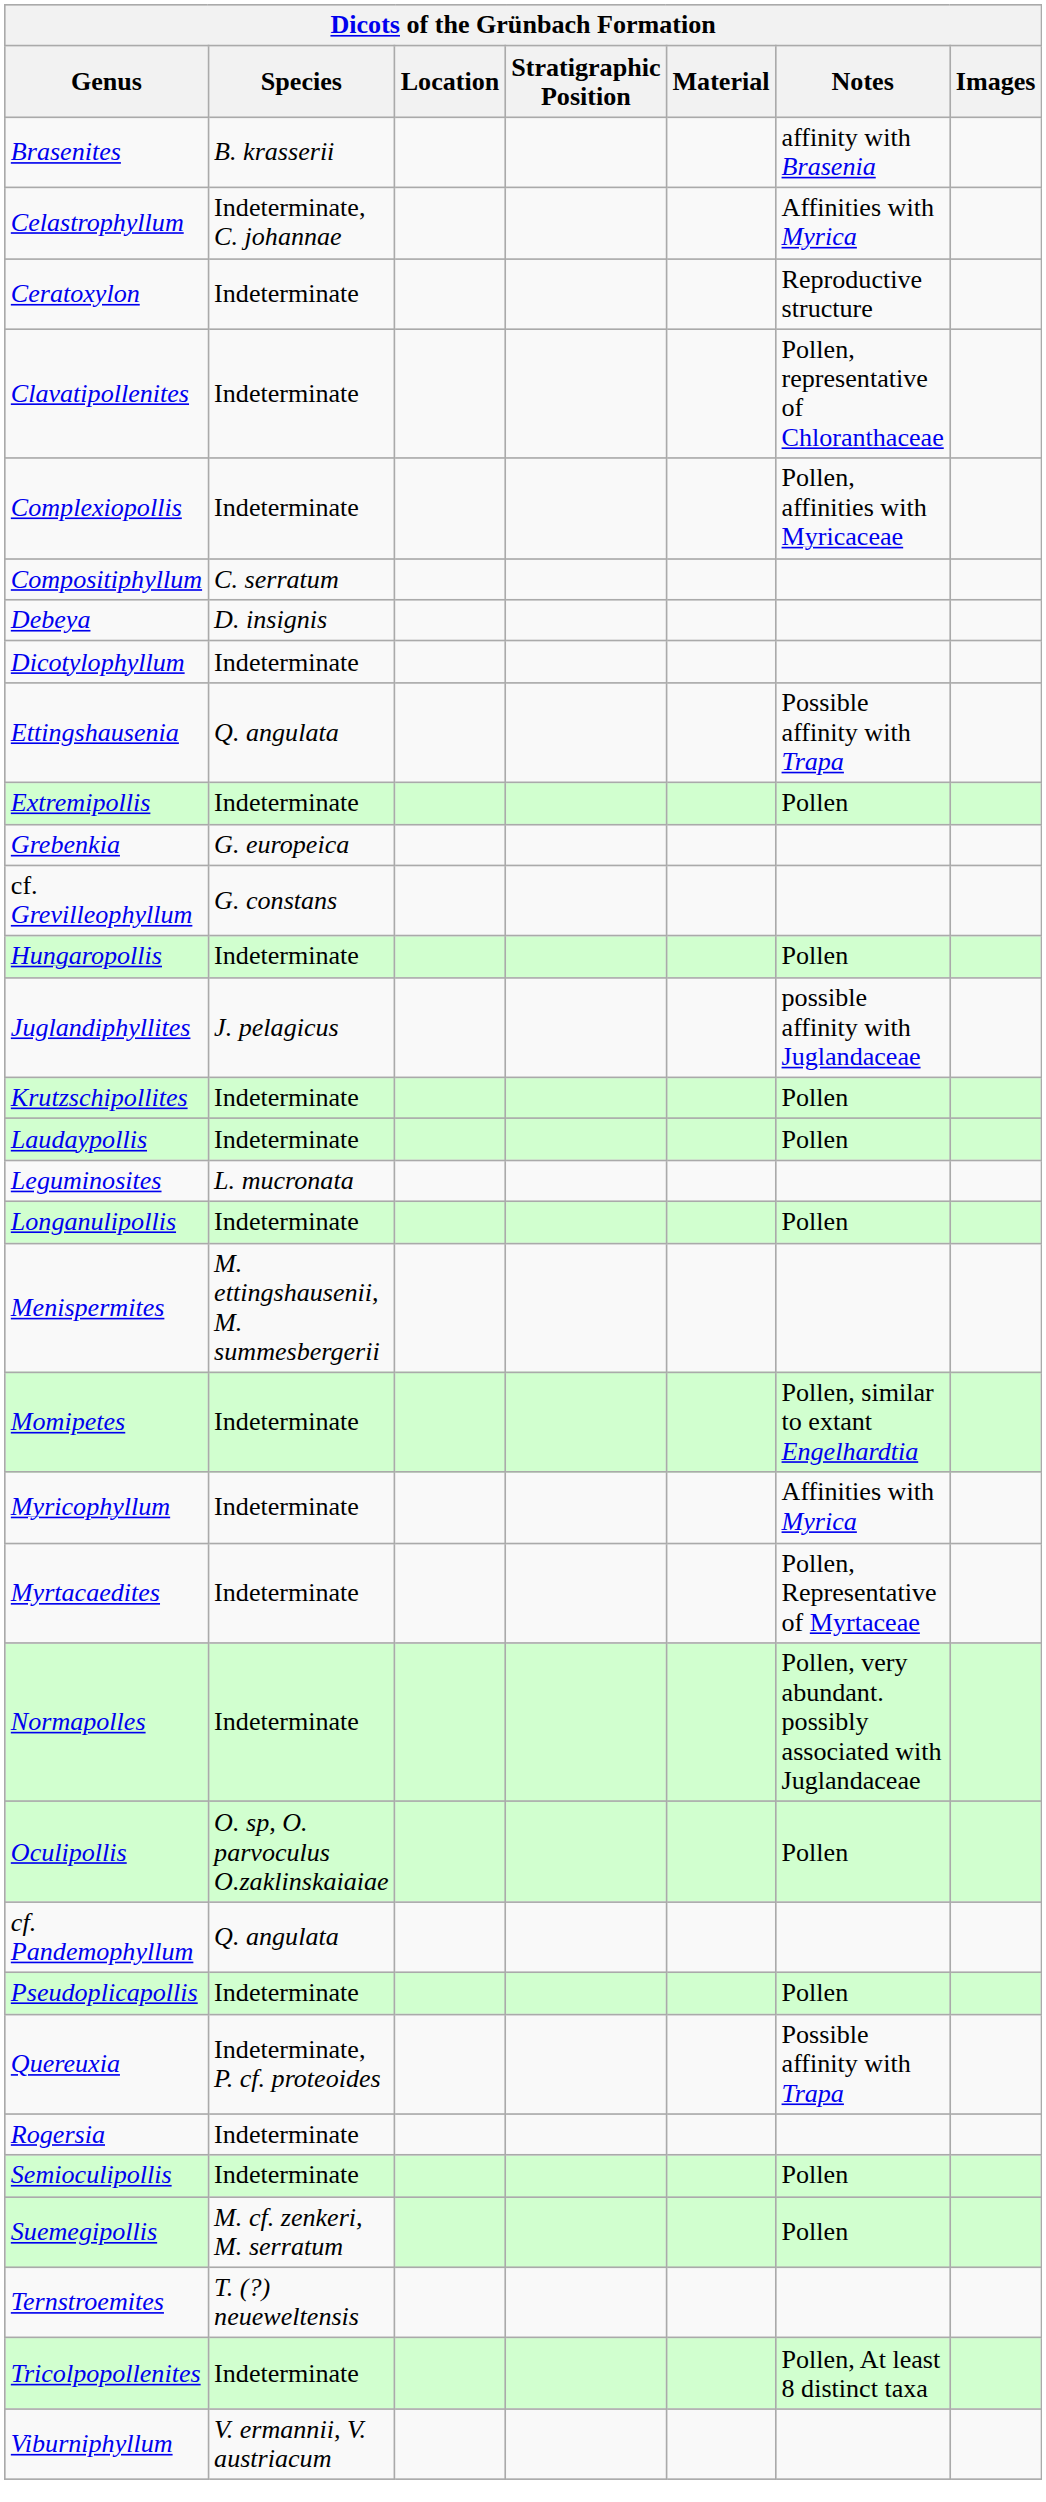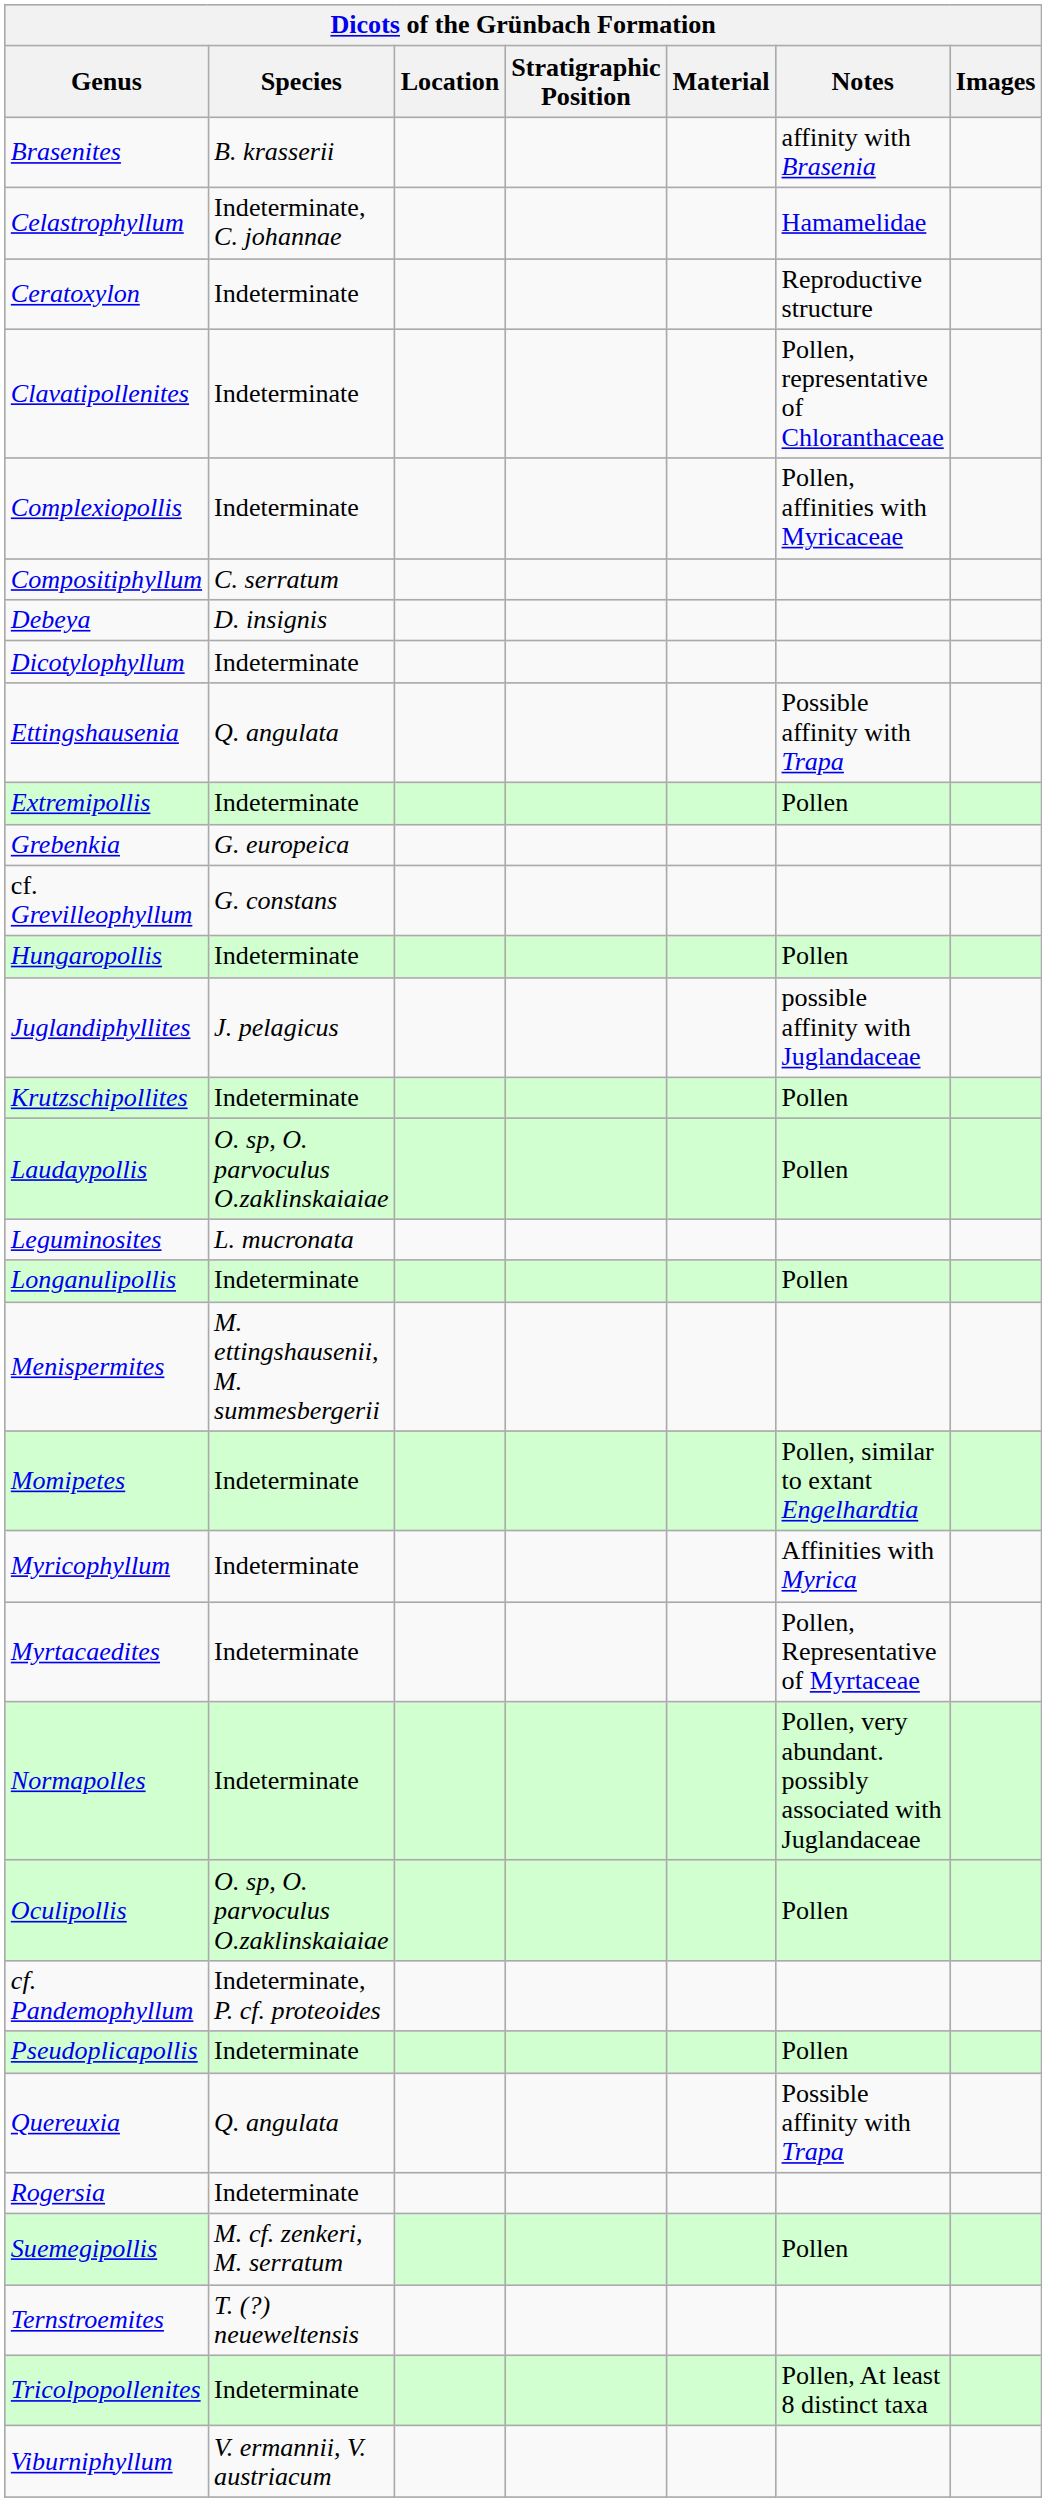(858, 222) Affinities with Myrica -> (854, 222) Hamamelidae
(287, 1139) Indeterminate -> (301, 1168) O. sp, O. parvoculus O.zaklinskaiaiae
(276, 1936) Q. angulata -> (297, 1995) Indeterminate, P. cf. proteoides
(297, 2063) Indeterminate, P. cf. proteoides -> (276, 2122) Q. angulata
- row: (91, 2175)
